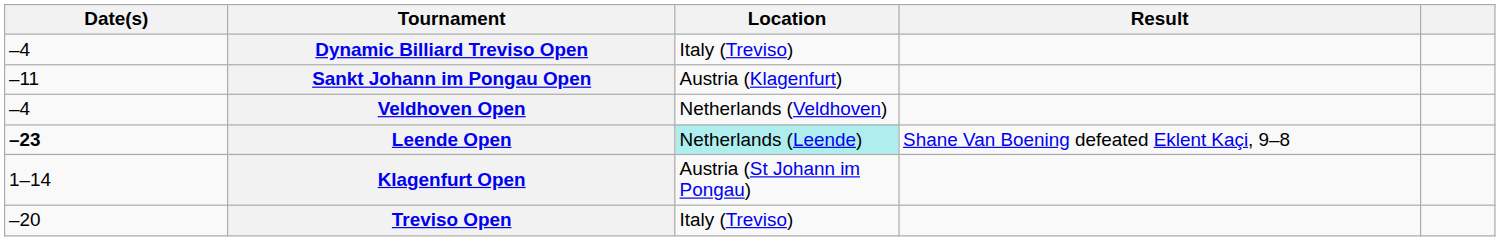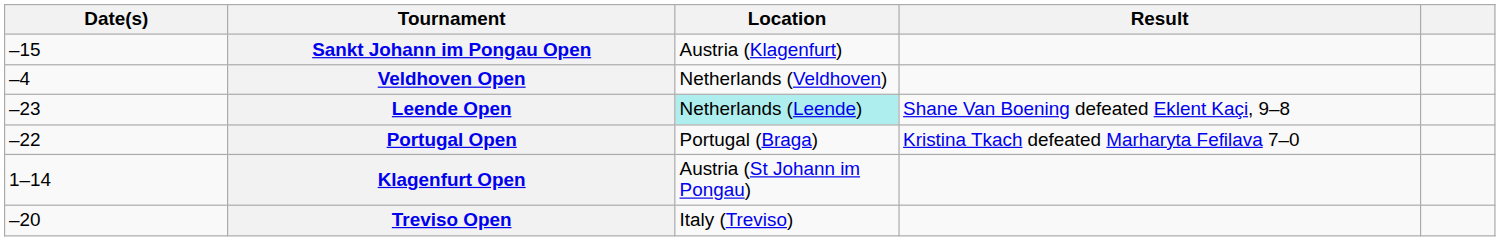- row: (452, 49)
(24, 79) –11 -> (25, 49) –15
(25, 139) bold -> (25, 109) normal
+ row: (452, 139)
